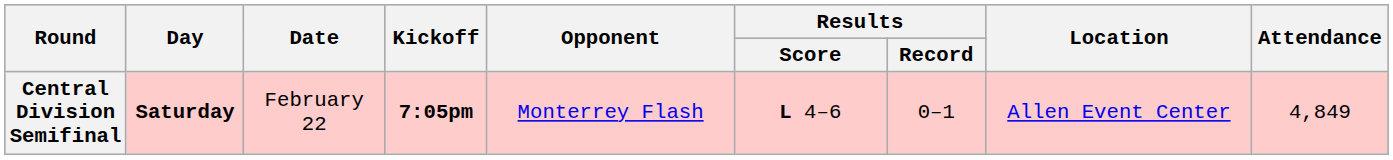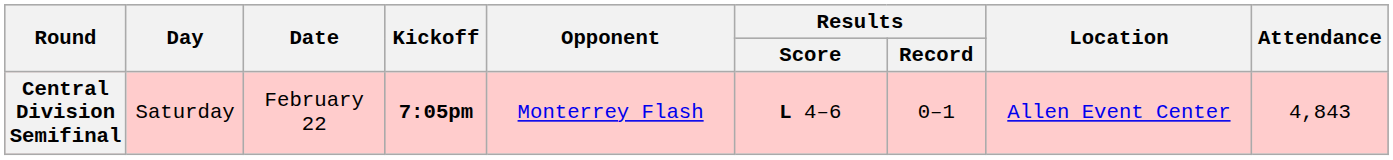(185, 113) bold -> (185, 113) normal
(1320, 113) 4,849 -> (1320, 113) 4,843
